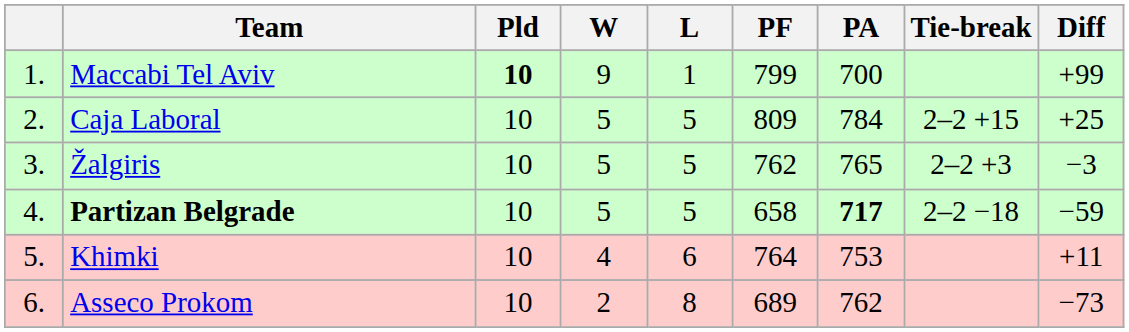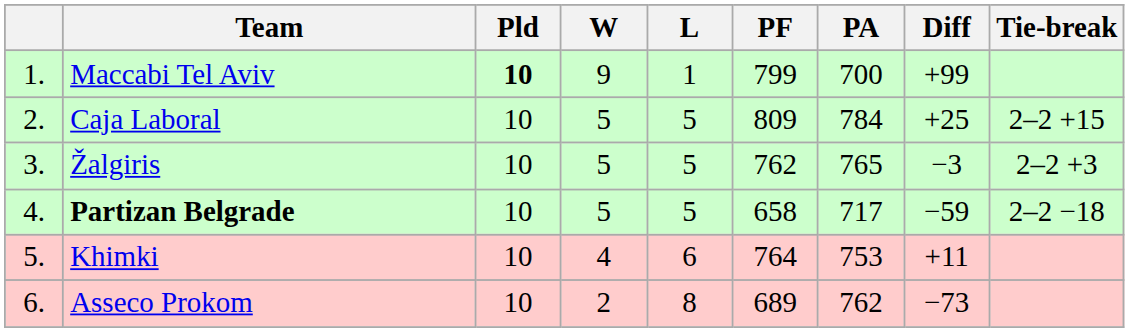columns swapped: (1081, 27) <-> (971, 27)
(861, 211) bold -> (861, 211) normal
